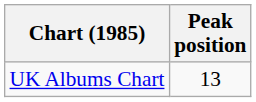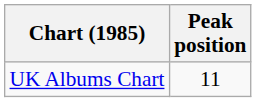(210, 79) 13 -> (210, 79) 11
